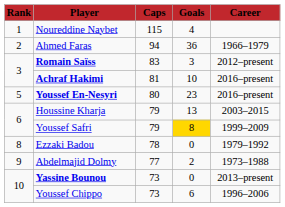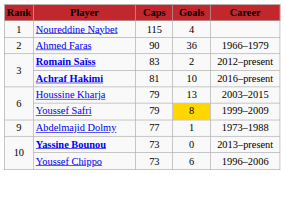(154, 45) 94 -> (154, 45) 90
(192, 62) 3 -> (192, 62) 2
- row: (76, 95)
- row: (65, 144)
(192, 161) 2 -> (192, 128) 1
